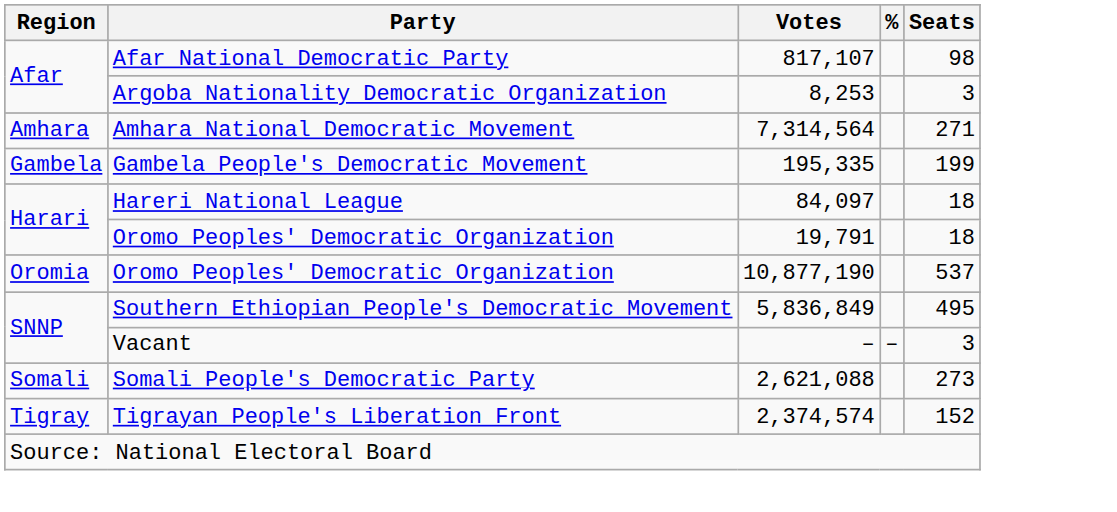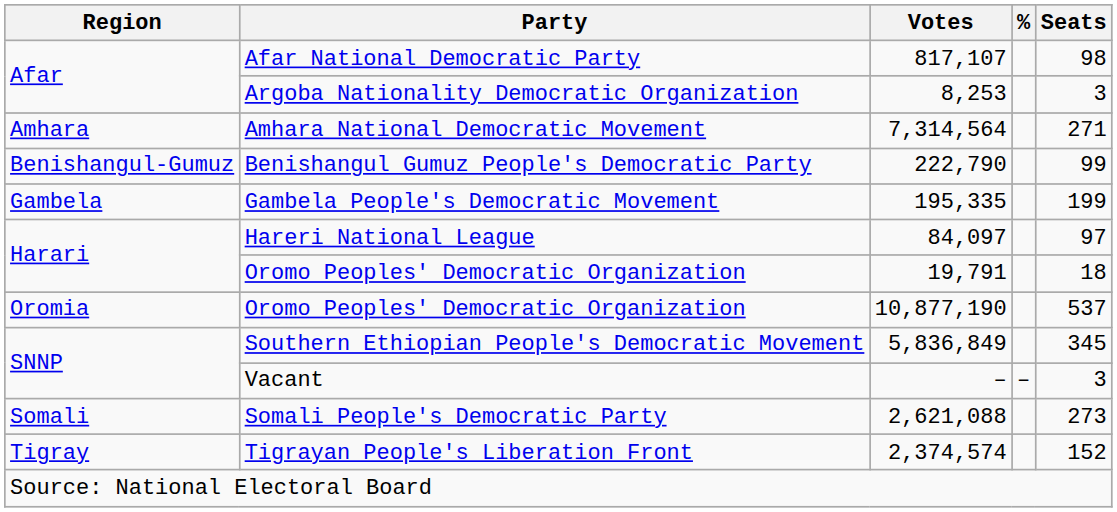+ row: (528, 166)
(962, 202) 18 -> (1094, 238) 97
(955, 309) 495 -> (1087, 345) 345
